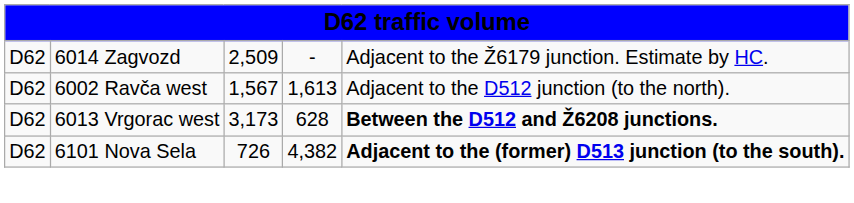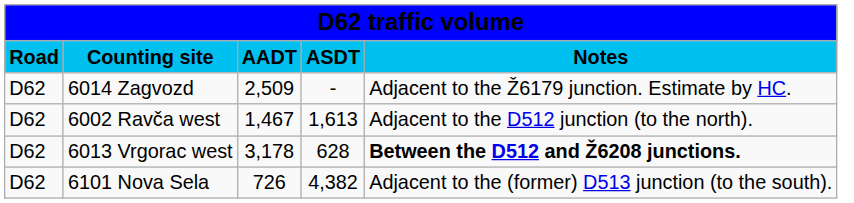+ row: (150, 56)
(253, 88) 1,567 -> (269, 119) 1,467
(253, 119) 3,173 -> (269, 151) 3,178
(595, 151) bold -> (601, 182) normal
